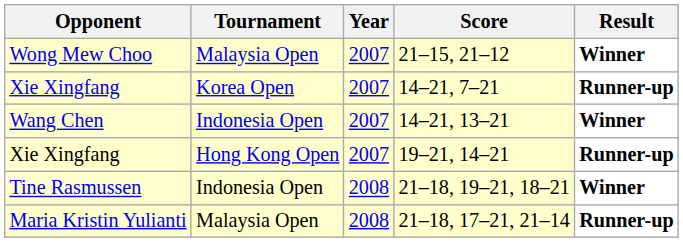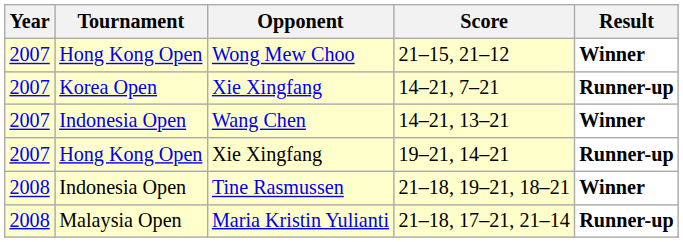columns swapped: (369, 21) <-> (98, 21)
(257, 54) Malaysia Open -> (131, 54) Hong Kong Open
